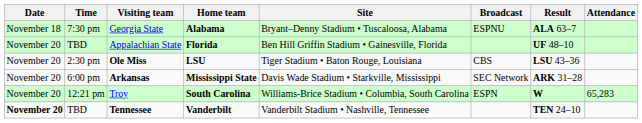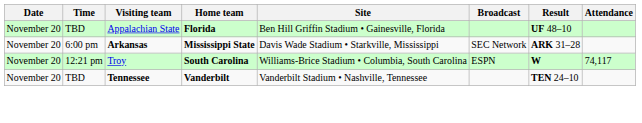- row: (136, 29)
- row: (128, 61)
(600, 94) 65,283 -> (598, 61) 74,117
(35, 110) bold -> (34, 77) normal
